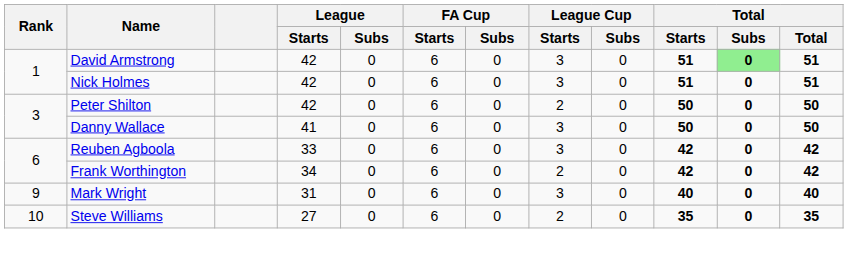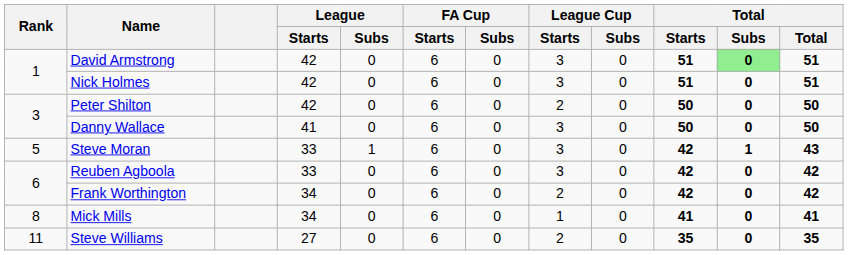+ row: (110, 149)
+ row: (101, 216)
- row: (108, 194)
(36, 216) 10 -> (36, 238) 11
